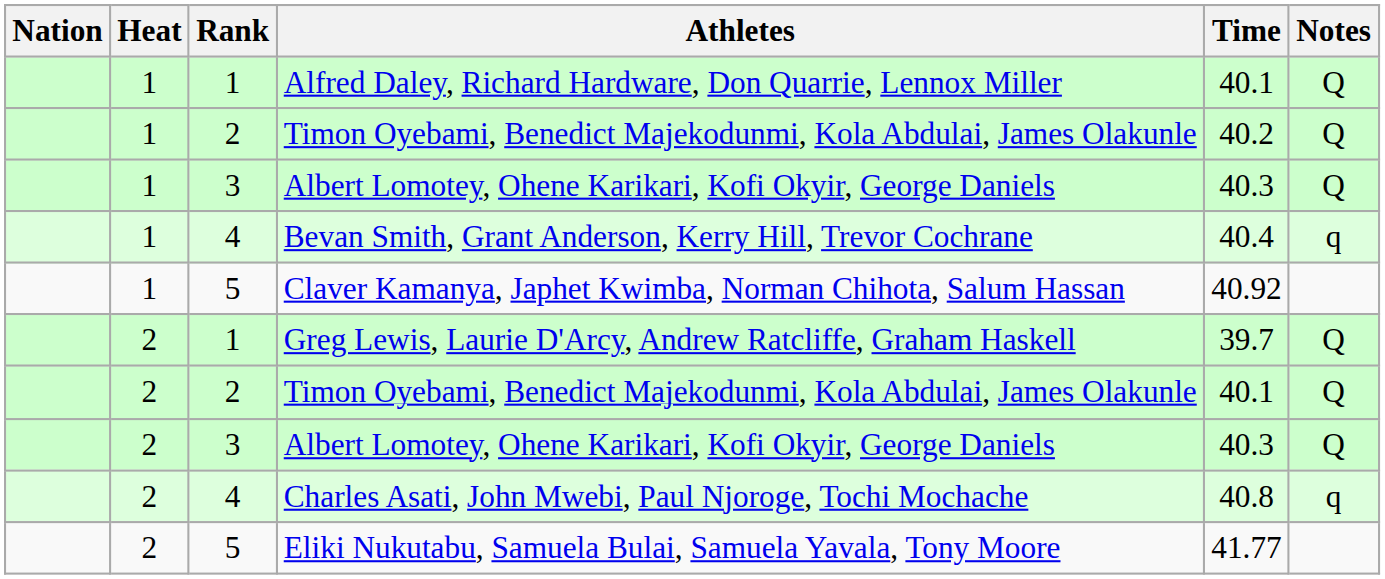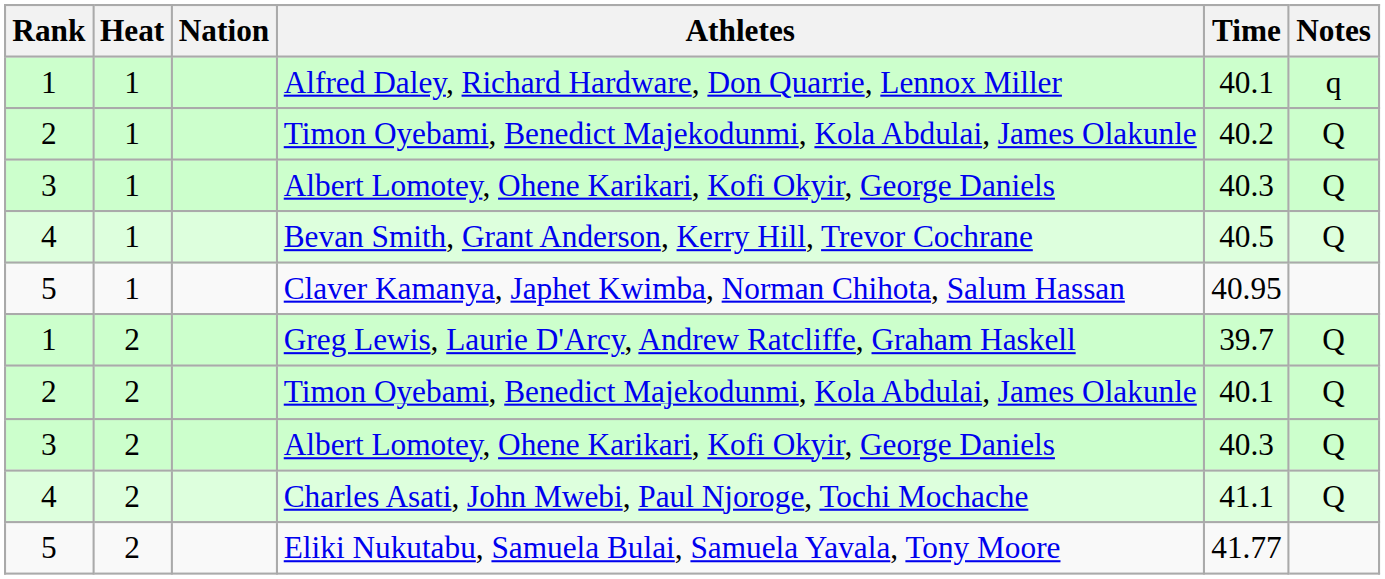columns swapped: (233, 30) <-> (58, 30)
(1334, 82) Q -> (1334, 82) q
(1247, 237) 40.4 -> (1247, 237) 40.5
(1334, 237) q -> (1334, 237) Q
(1247, 288) 40.92 -> (1247, 288) 40.95
(1247, 495) 40.8 -> (1247, 495) 41.1
(1334, 495) q -> (1334, 495) Q
